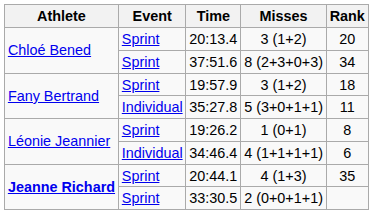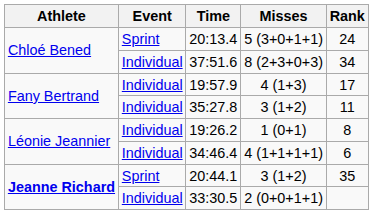(284, 39) 3 (1+2) -> (284, 39) 5 (3+0+1+1)
(347, 39) 20 -> (347, 39) 24
(141, 62) Sprint -> (152, 62) Individual
(141, 85) Sprint -> (152, 85) Individual
(284, 85) 3 (1+2) -> (284, 85) 4 (1+3)
(347, 85) 18 -> (347, 85) 17
(284, 107) 5 (3+0+1+1) -> (284, 107) 3 (1+2)
(141, 130) Sprint -> (152, 130) Individual
(284, 176) 4 (1+3) -> (284, 176) 3 (1+2)
(141, 198) Sprint -> (152, 198) Individual
